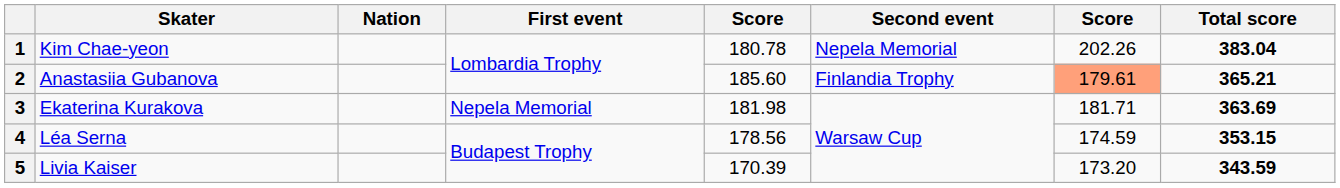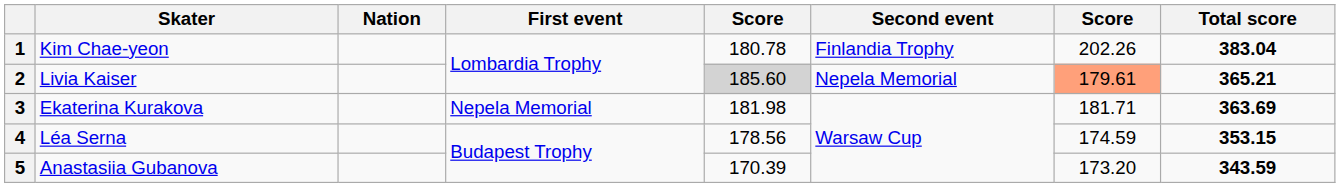(886, 49) Nepela Memorial -> (885, 49) Finlandia Trophy
(129, 78) Anastasiia Gubanova -> (88, 78) Livia Kaiser
(758, 78) no background -> (758, 78) lightgrey background
(885, 78) Finlandia Trophy -> (886, 78) Nepela Memorial
(88, 167) Livia Kaiser -> (129, 167) Anastasiia Gubanova
